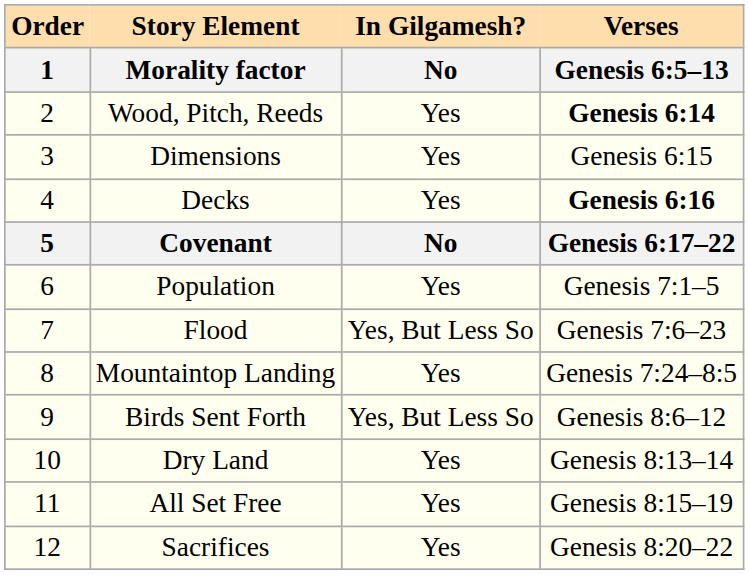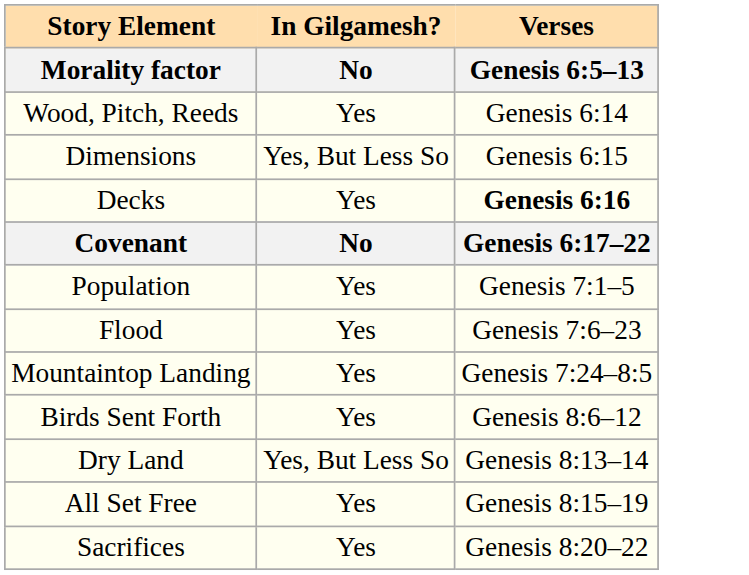- column: (47, 69)
(642, 112) bold -> (557, 112) normal
(441, 156) Yes -> (356, 156) Yes, But Less So
(441, 329) Yes, But Less So -> (356, 329) Yes
(441, 416) Yes, But Less So -> (356, 416) Yes
(441, 460) Yes -> (356, 460) Yes, But Less So
